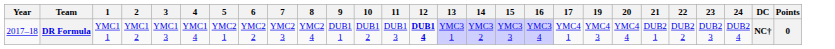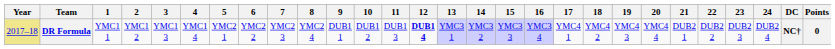+ column: (598, 11)
(22, 31) no background -> (22, 31) khaki background
